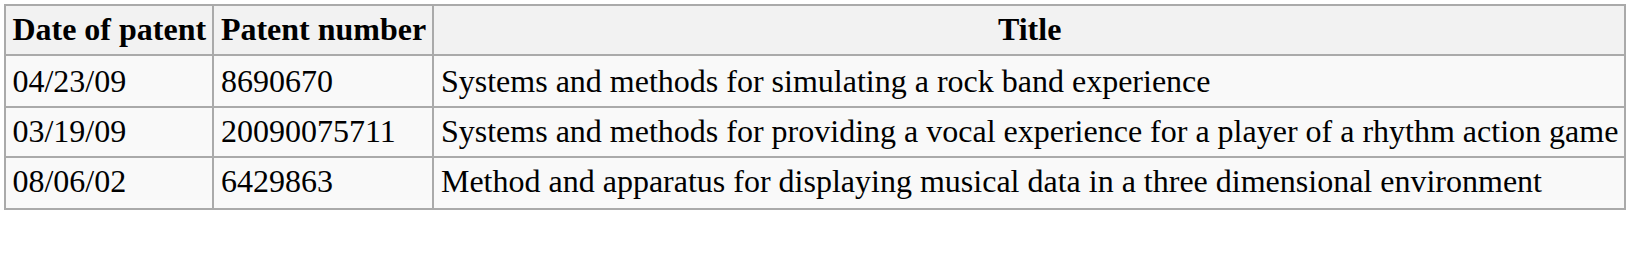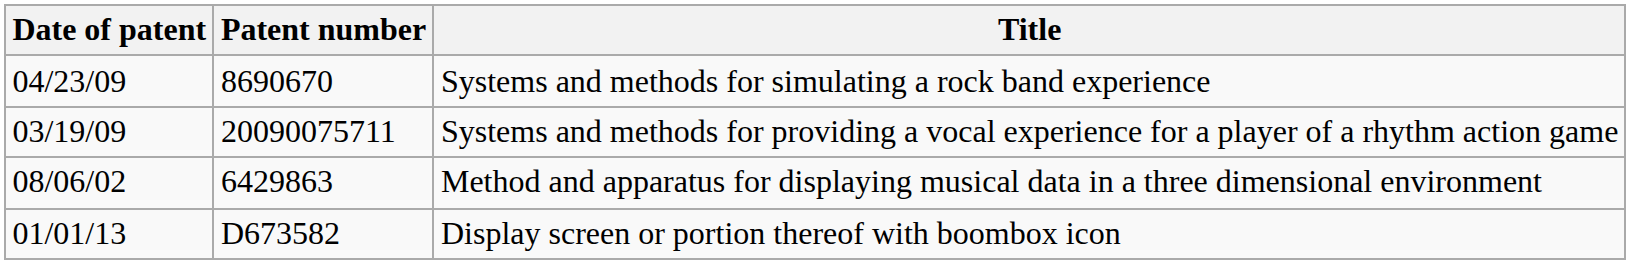+ row: (781, 232)
